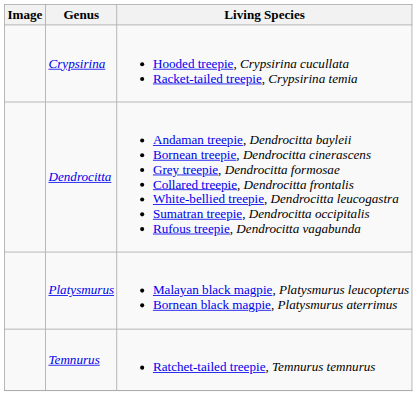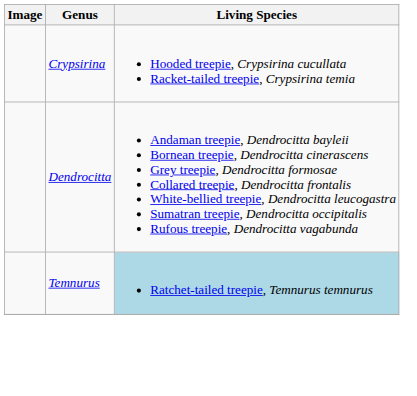- row: (81, 290)
(265, 367) no background -> (257, 290) lightblue background
